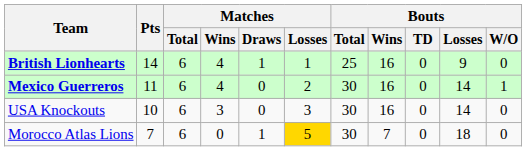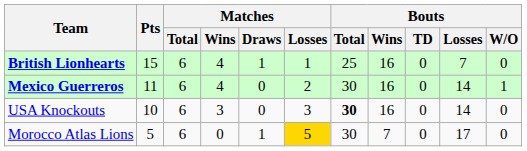(150, 63) 14 -> (150, 63) 15
(463, 63) 9 -> (463, 63) 7
(349, 110) normal -> (349, 110) bold
(150, 134) 7 -> (150, 134) 5
(463, 134) 18 -> (463, 134) 17
